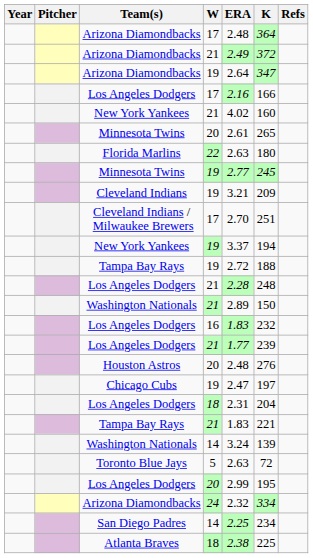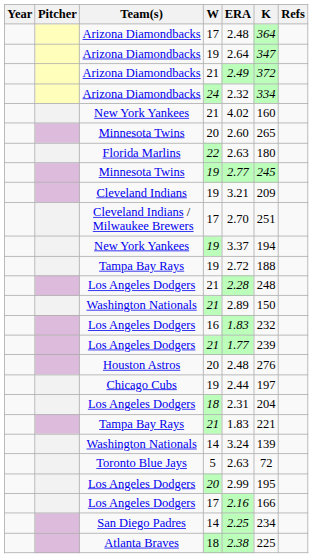rows swapped: (142, 73) <-> (142, 53)
rows swapped: (142, 503) <-> (142, 93)
(238, 133) 2.61 -> (238, 133) 2.60
(238, 384) 2.47 -> (238, 384) 2.44
